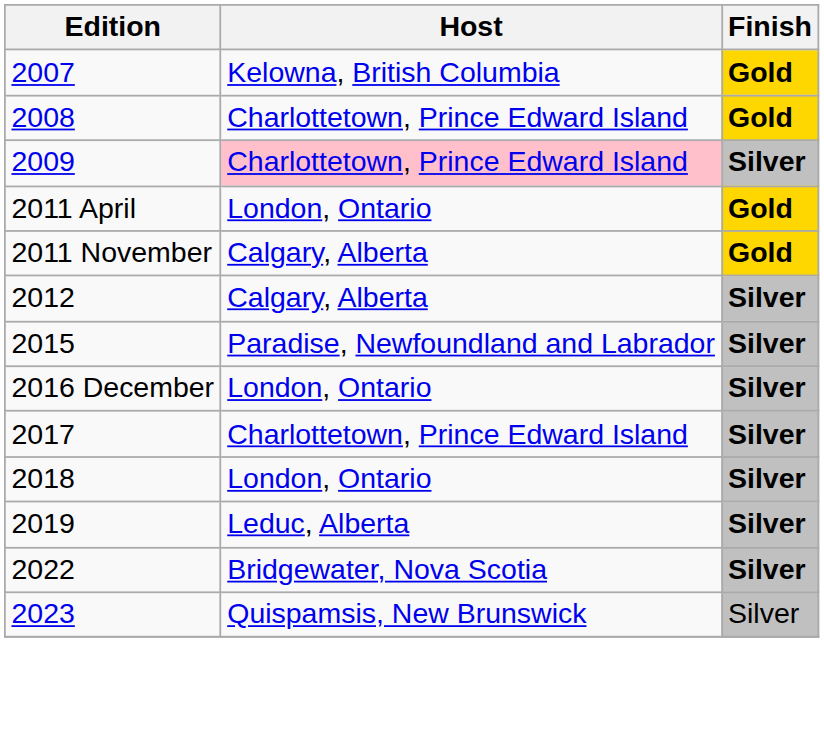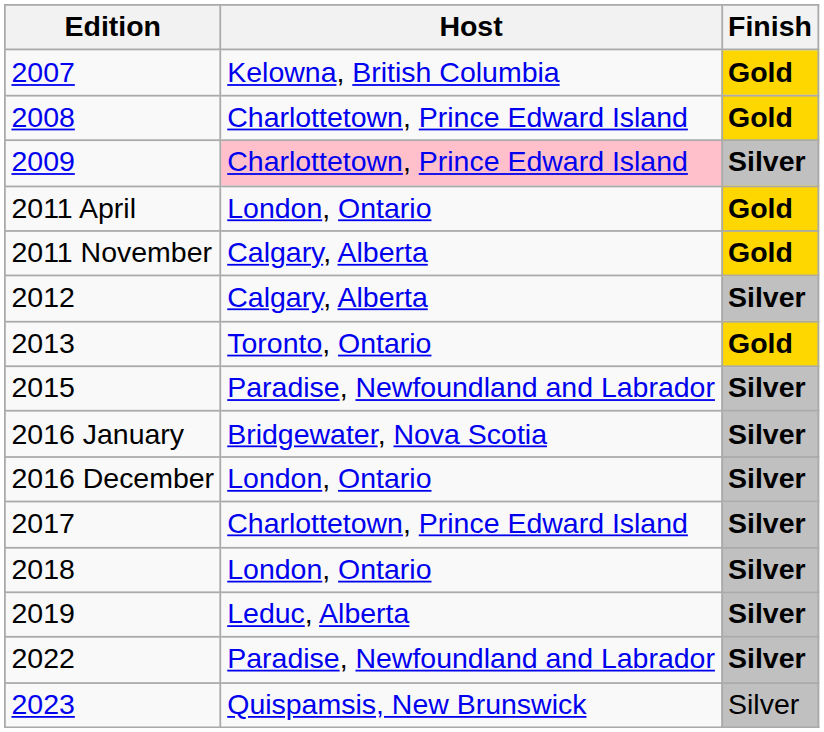+ row: (43, 343)
+ row: (98, 433)
(387, 569) Bridgewater, Nova Scotia -> (471, 659) Paradise, Newfoundland and Labrador
